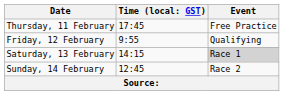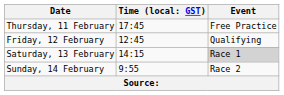(129, 40) 9:55 -> (131, 40) 12:45
(131, 69) 12:45 -> (129, 69) 9:55
